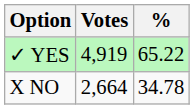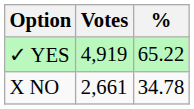(104, 87) 2,664 -> (104, 87) 2,661
